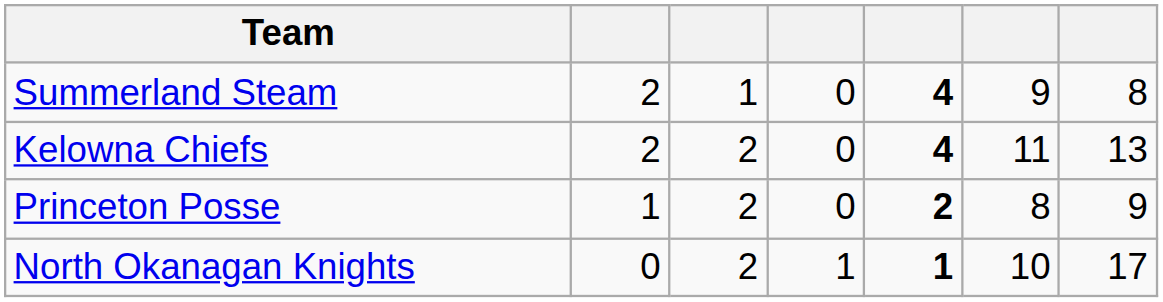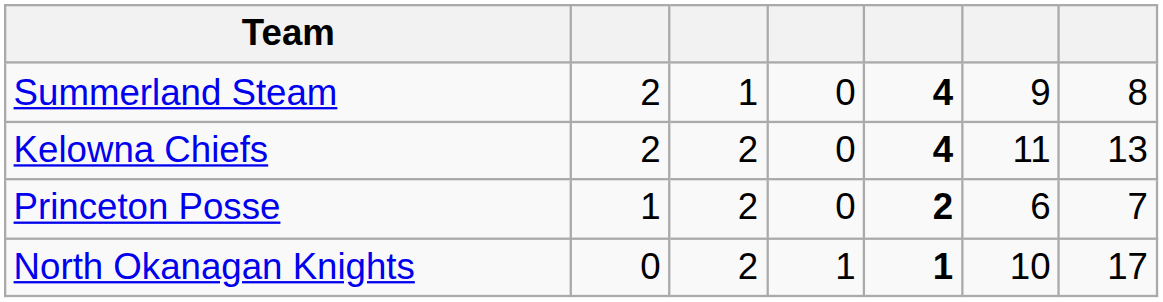(1040, 207) 8 -> (1040, 207) 6
(1138, 207) 9 -> (1138, 207) 7
